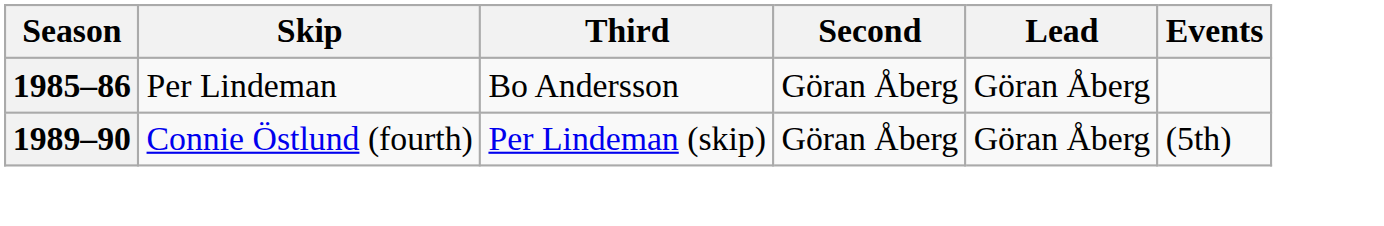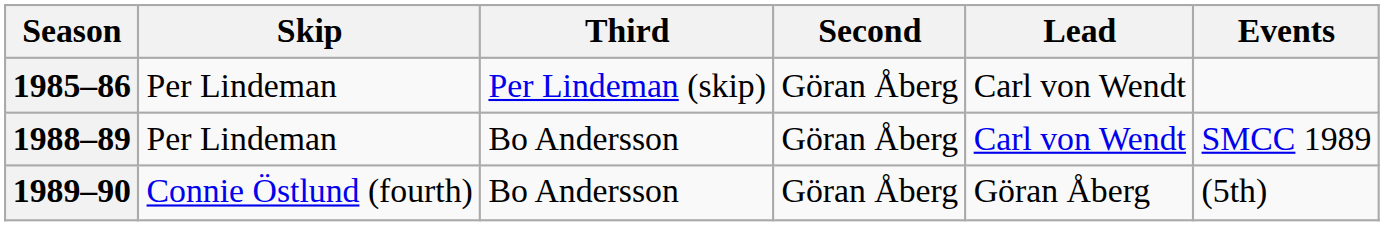(584, 84) Bo Andersson -> (627, 84) Per Lindeman (skip)
(1062, 84) Göran Åberg -> (1080, 84) Carl von Wendt
+ row: (72, 138)
(627, 138) Per Lindeman (skip) -> (584, 191) Bo Andersson
